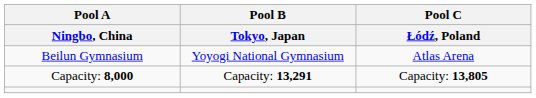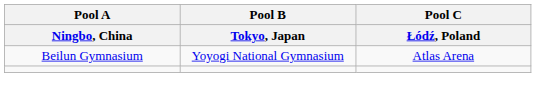- row: (92, 76)
